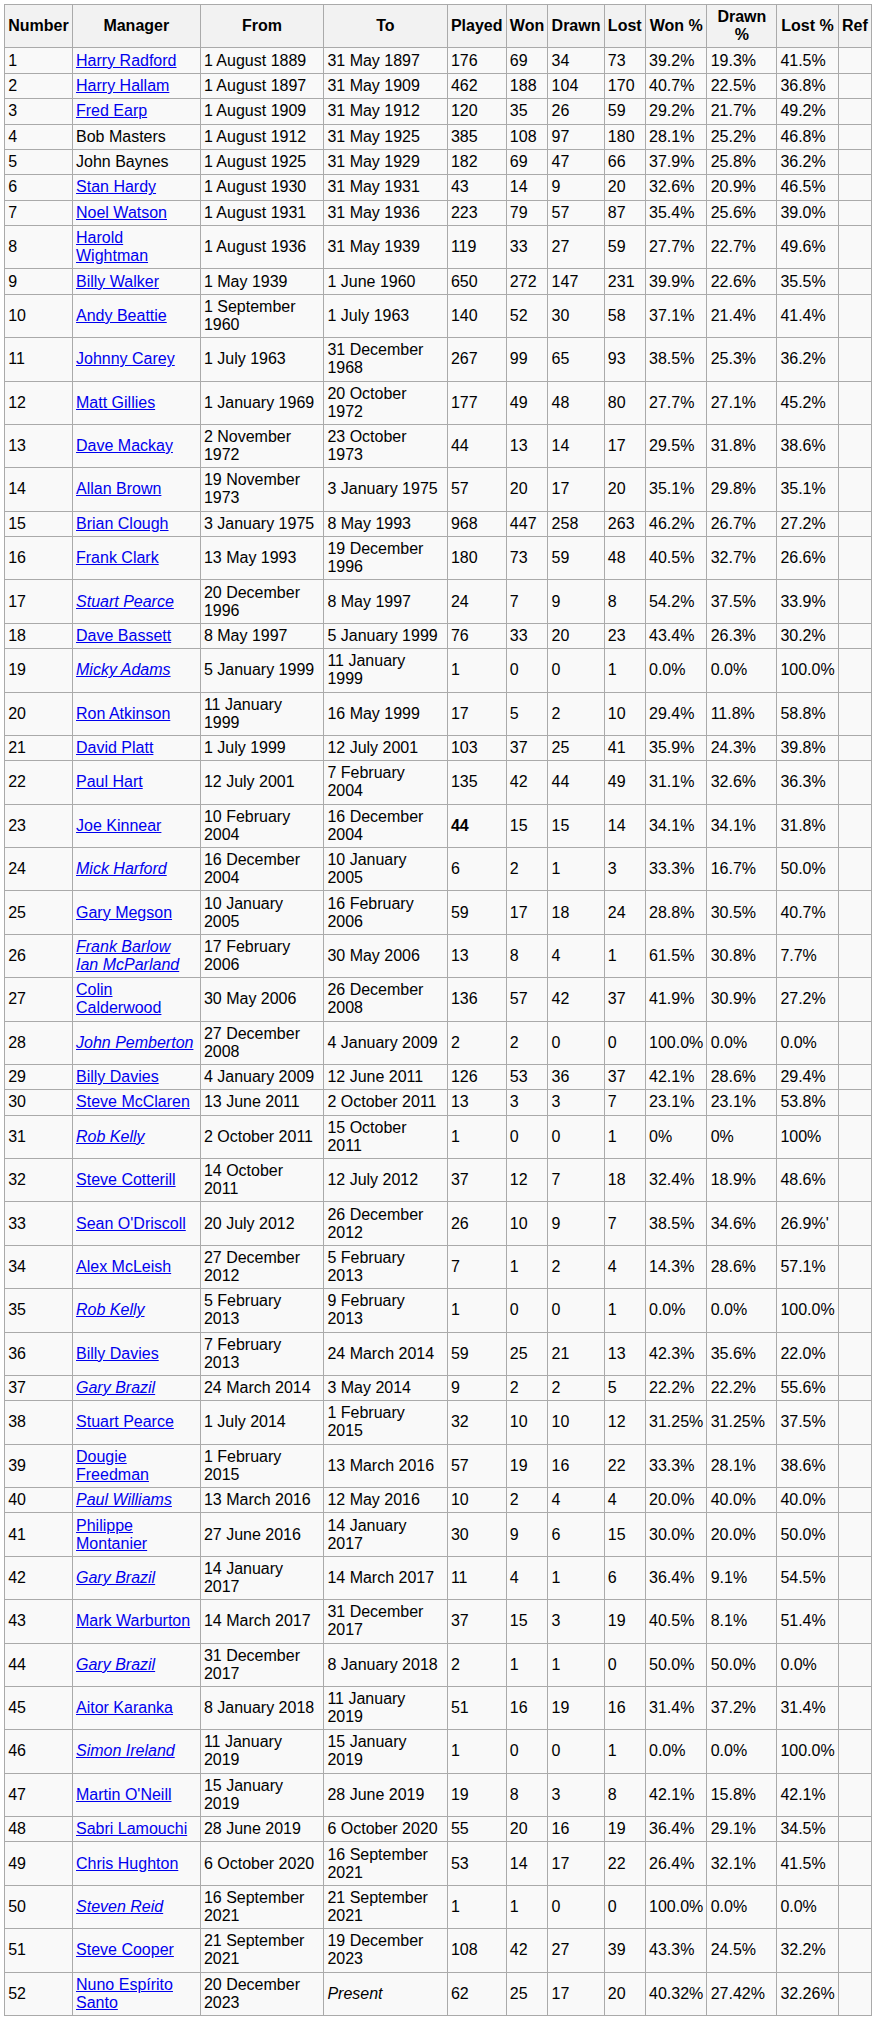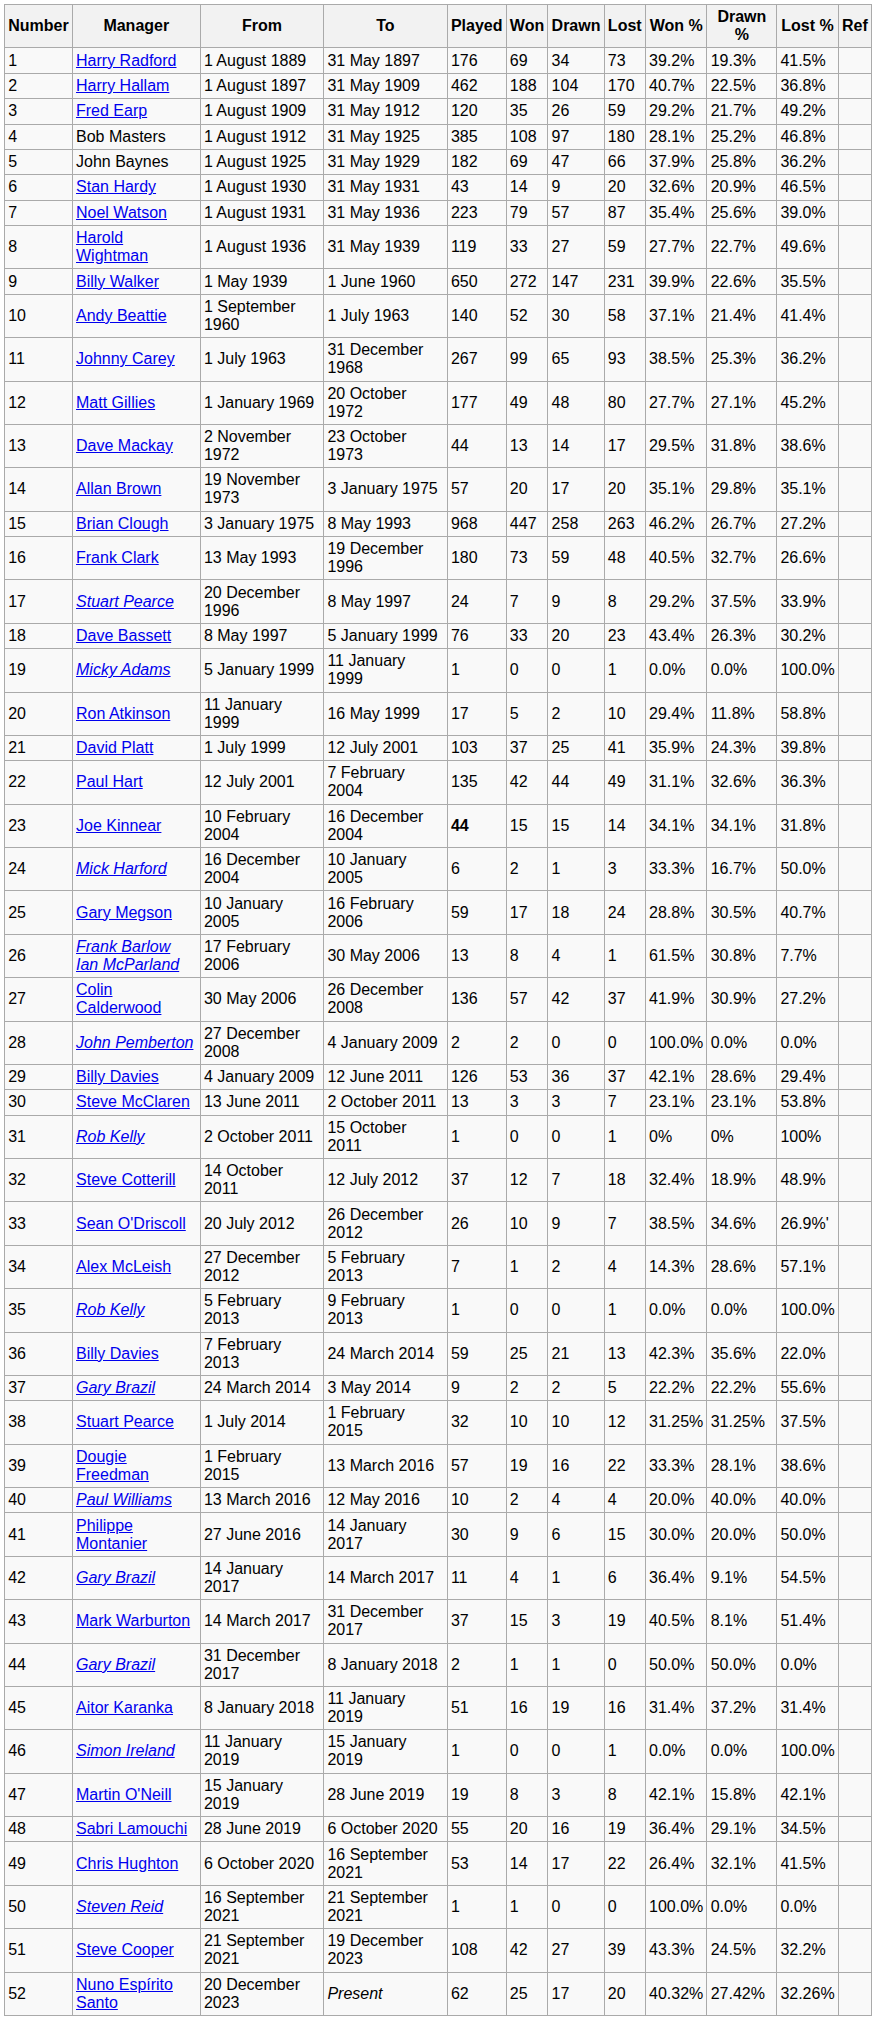(672, 601) 54.2% -> (672, 601) 29.2%
(803, 1180) 48.6% -> (803, 1180) 48.9%
